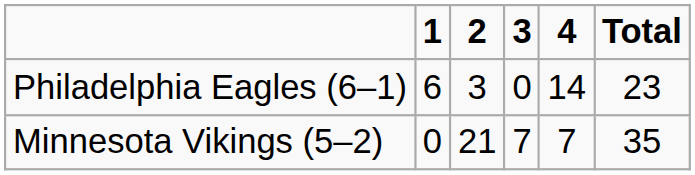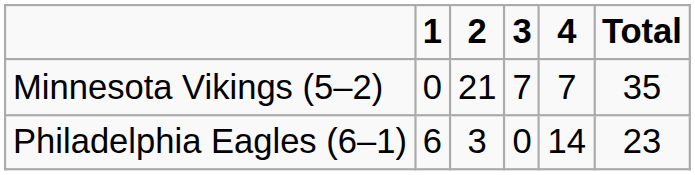rows swapped: (210, 86) <-> (198, 141)
